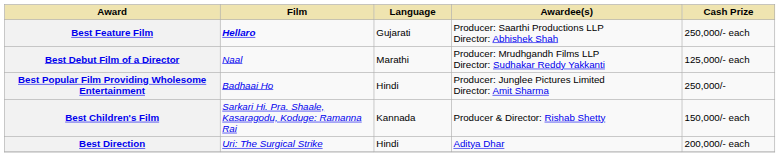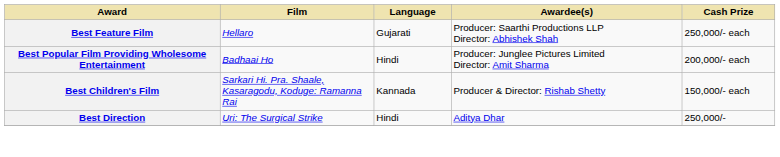(239, 33) bold -> (238, 33) normal
- row: (112, 59)
(705, 86) 250,000/- -> (717, 59) 200,000/- each
(717, 144) 200,000/- each -> (705, 118) 250,000/-
